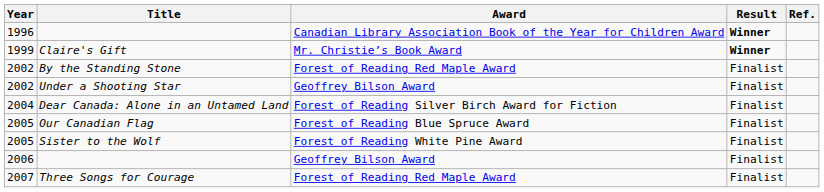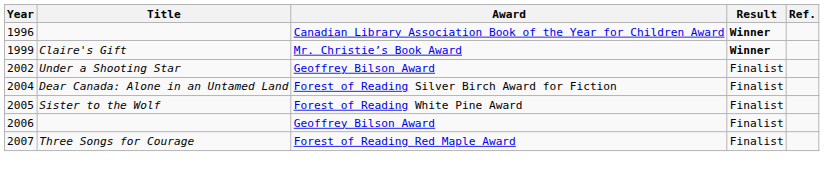- row: (21, 68)
- row: (21, 123)
